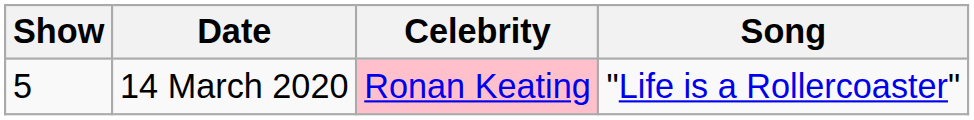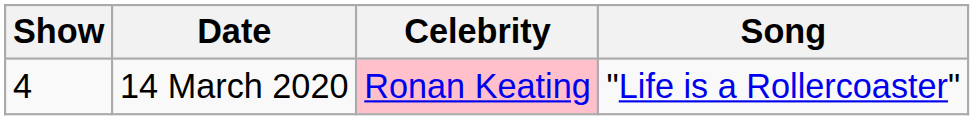(22, 85) 5 -> (22, 85) 4
